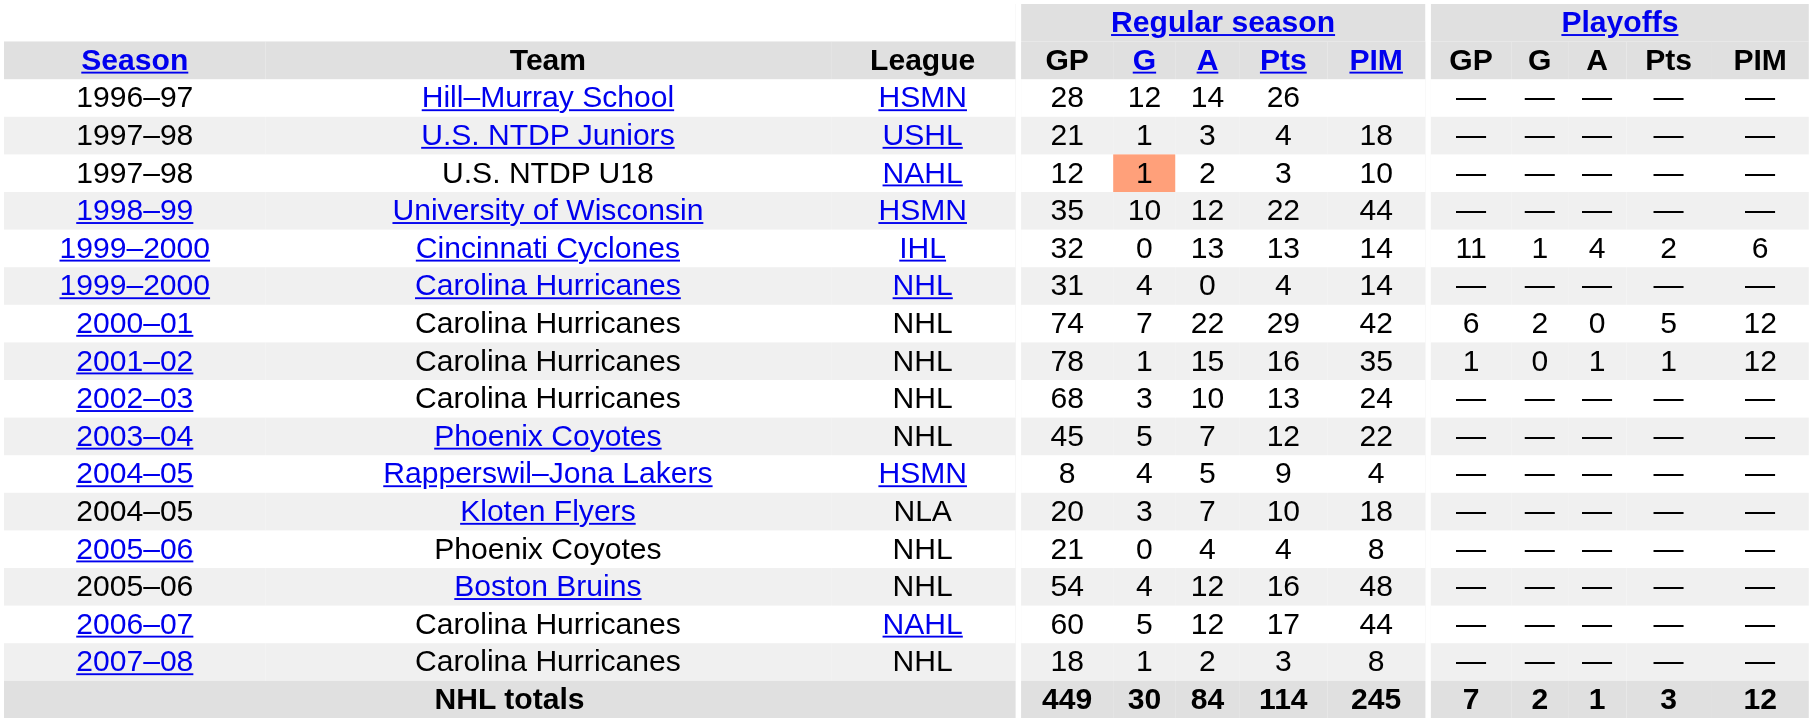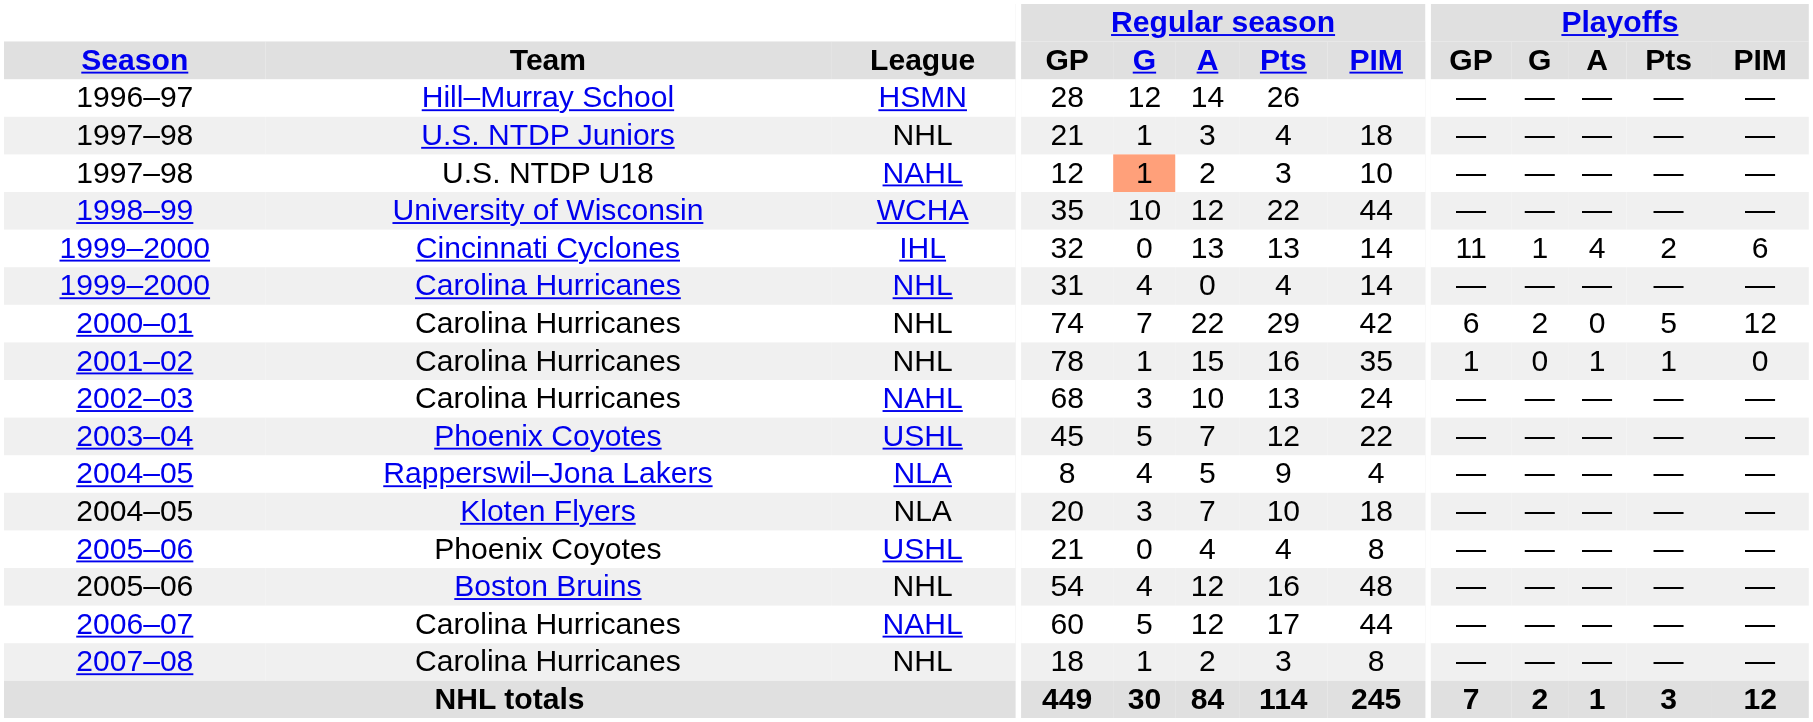(923, 135) USHL -> (923, 135) NHL
(923, 210) HSMN -> (923, 210) WCHA
(1760, 360) 12 -> (1760, 360) 0
(923, 398) NHL -> (923, 398) NAHL
(923, 435) NHL -> (923, 435) USHL
(923, 473) HSMN -> (923, 473) NLA
(923, 548) NHL -> (923, 548) USHL
